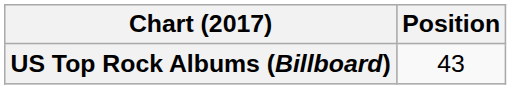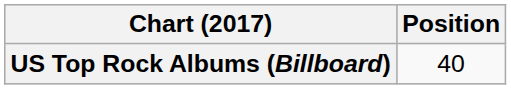(451, 63) 43 -> (451, 63) 40
